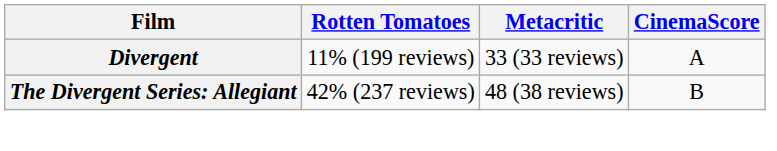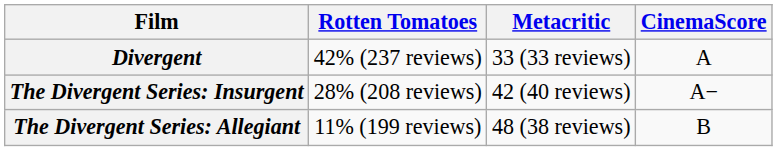(391, 57) 11% (199 reviews) -> (398, 57) 42% (237 reviews)
+ row: (157, 92)
(391, 92) 42% (237 reviews) -> (398, 127) 11% (199 reviews)
